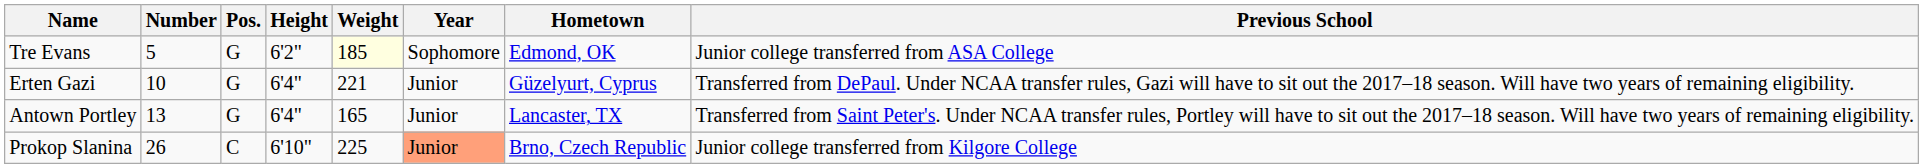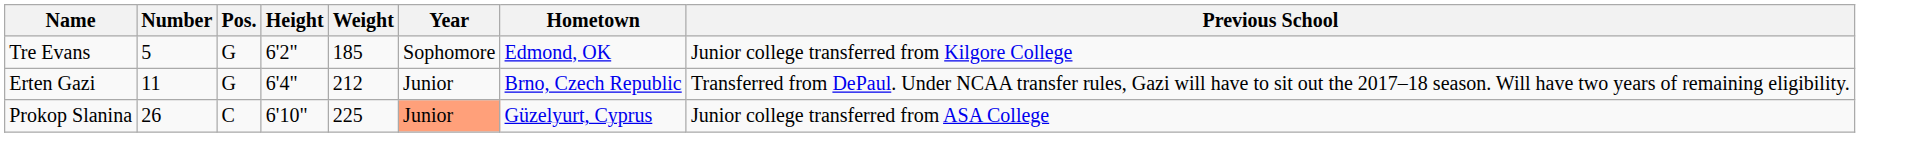(352, 52) lightyellow background -> (348, 52) no background
(875, 52) Junior college transferred from ASA College -> (882, 52) Junior college transferred from Kilgore College
(156, 83) 10 -> (151, 83) 11
(352, 83) 221 -> (348, 83) 212
(583, 83) Güzelyurt, Cyprus -> (593, 83) Brno, Czech Republic
- row: (73, 115)
(598, 147) Brno, Czech Republic -> (578, 115) Güzelyurt, Cyprus
(886, 147) Junior college transferred from Kilgore College -> (870, 115) Junior college transferred from ASA College
